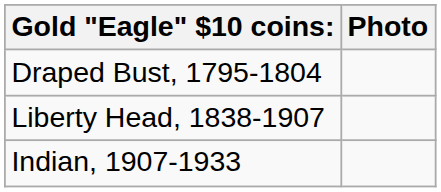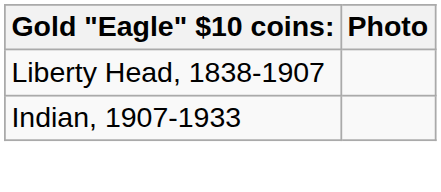- row: (167, 72)
